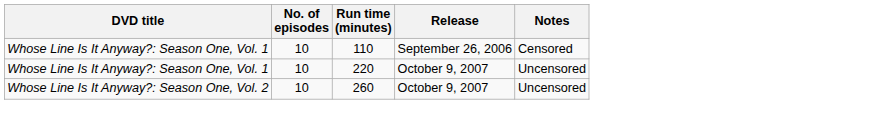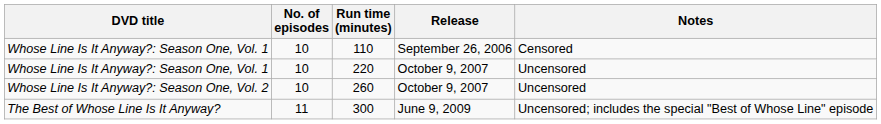+ row: (363, 108)
